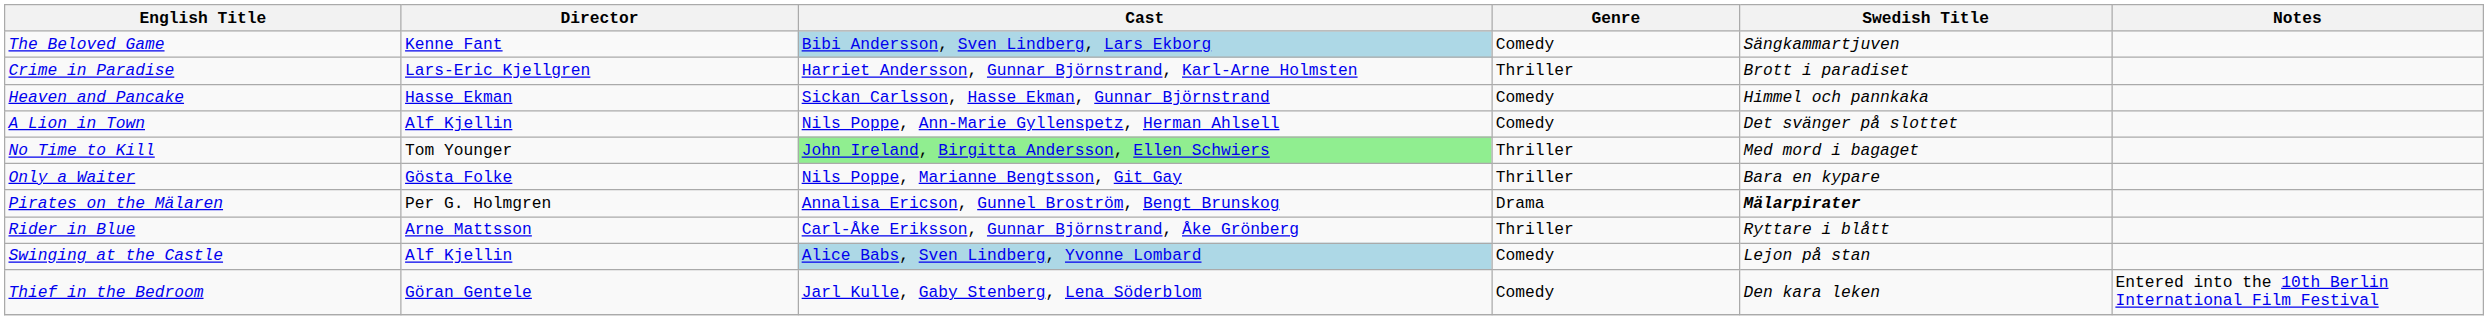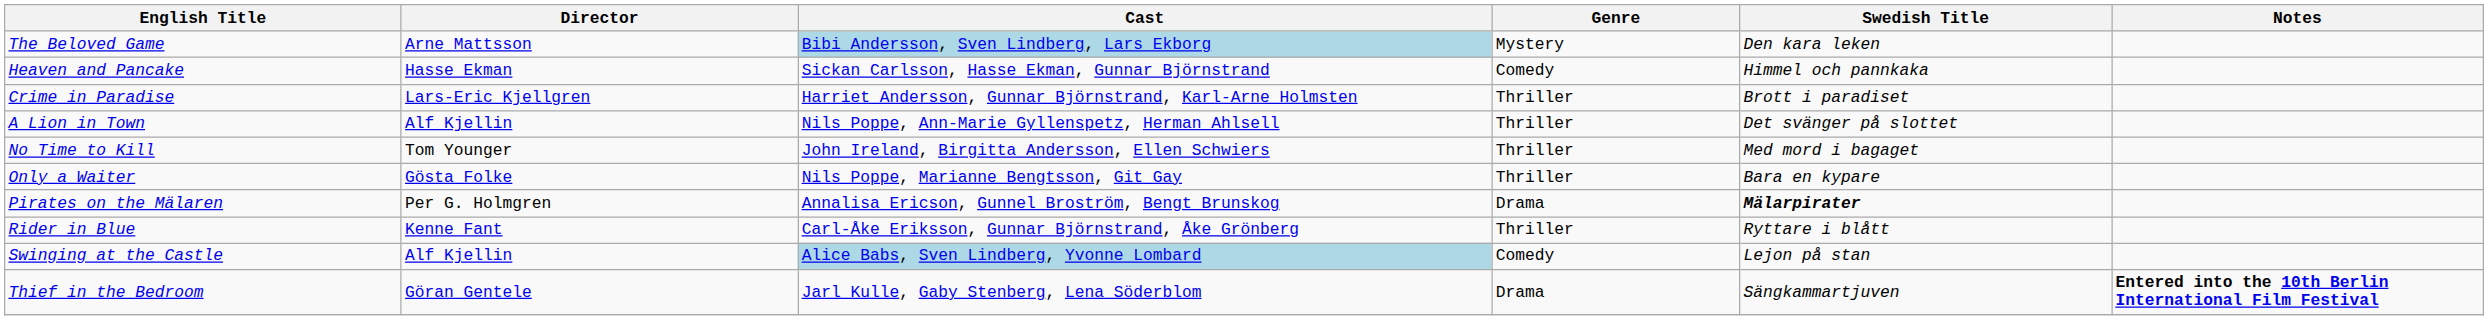(454, 44) Kenne Fant -> (468, 44) Arne Mattsson
(1525, 44) Comedy -> (1530, 44) Mystery
(1822, 44) Sängkammartjuven -> (1812, 44) Den kara leken
rows swapped: (91, 71) <-> (96, 97)
(1525, 124) Comedy -> (1535, 124) Thriller
(1036, 150) lightgreen background -> (1036, 150) no background
(468, 230) Arne Mattsson -> (454, 230) Kenne Fant
(1525, 292) Comedy -> (1520, 292) Drama
(1812, 292) Den kara leken -> (1822, 292) Sängkammartjuven
(2252, 292) normal -> (2252, 292) bold
